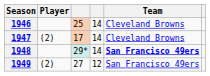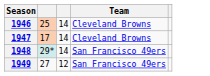- column: (55, 11)
(153, 51) bold -> (119, 51) normal
